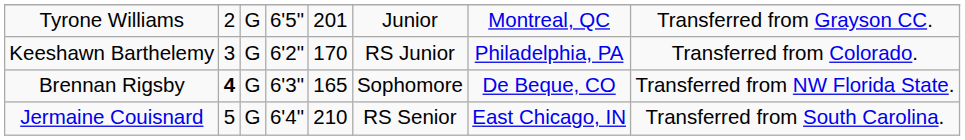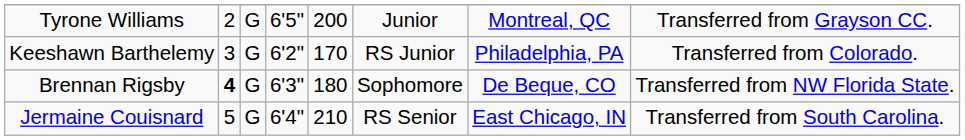(330, 20) 201 -> (330, 20) 200
(330, 85) 165 -> (330, 85) 180
